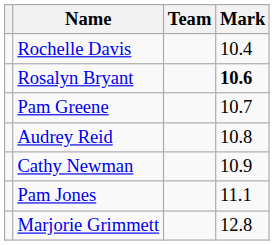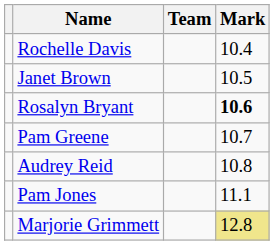+ row: (64, 78)
- row: (75, 166)
(236, 225) no background -> (236, 225) khaki background
